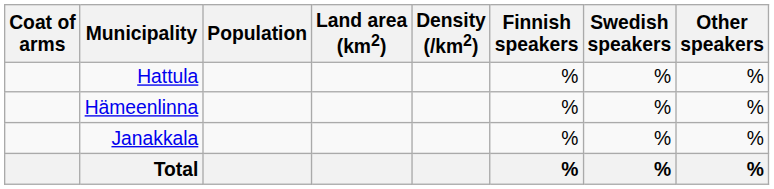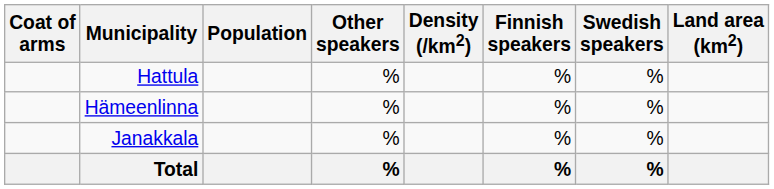columns swapped: (362, 34) <-> (722, 34)
